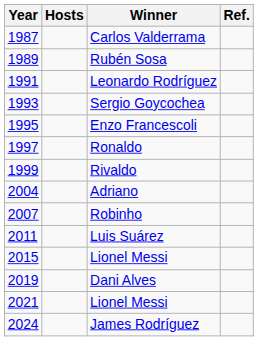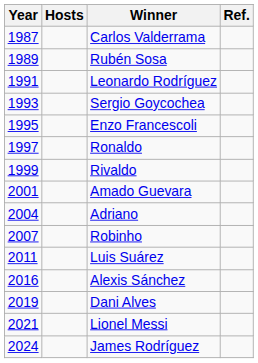+ row: (23, 192)
- row: (23, 258)
+ row: (23, 280)
